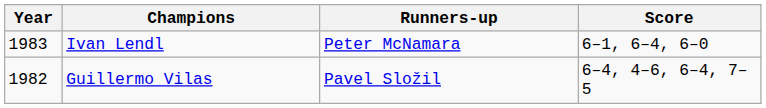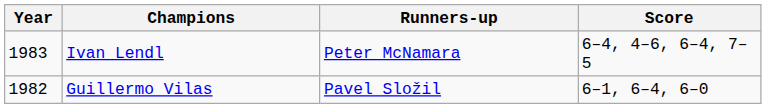(645, 44) 6–1, 6–4, 6–0 -> (665, 54) 6–4, 4–6, 6–4, 7–5
(665, 80) 6–4, 4–6, 6–4, 7–5 -> (645, 90) 6–1, 6–4, 6–0
